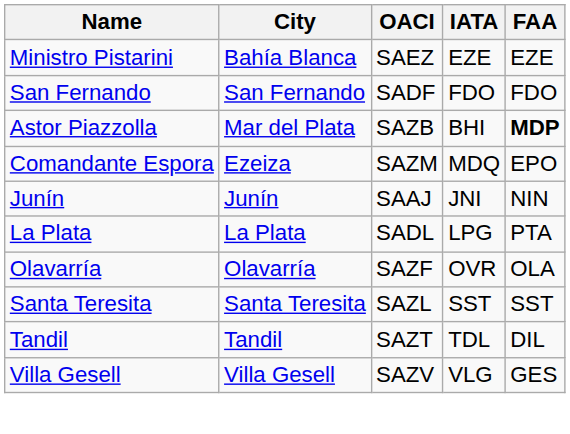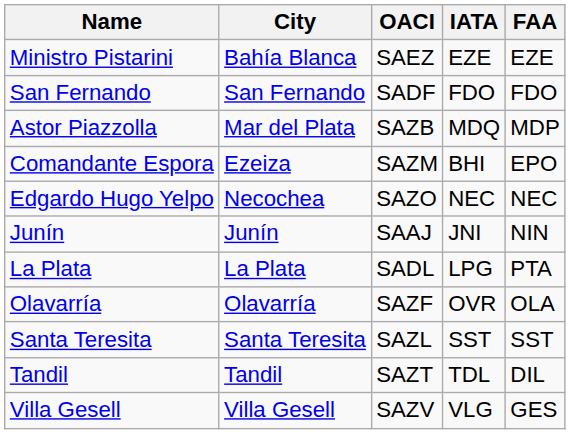(467, 127) BHI -> (474, 127) MDQ
(535, 127) bold -> (535, 127) normal
(474, 163) MDQ -> (467, 163) BHI
+ row: (112, 198)
